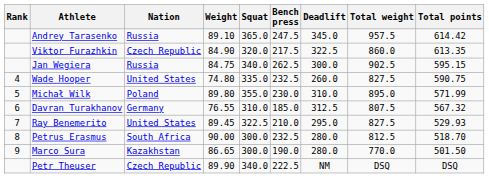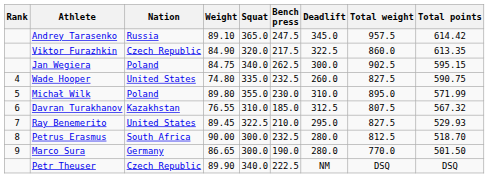(143, 65) Russia -> (143, 65) Poland
(145, 108) Germany -> (153, 108) Kazakhstan
(153, 151) Kazakhstan -> (145, 151) Germany
